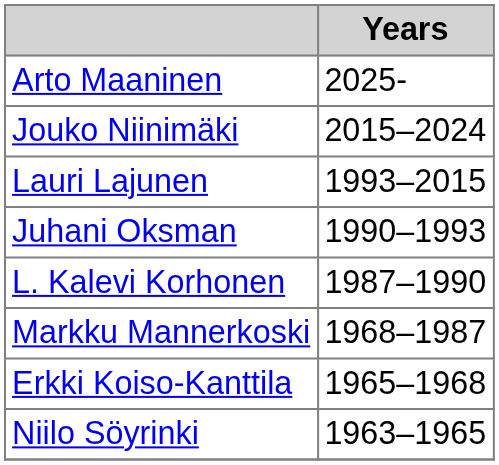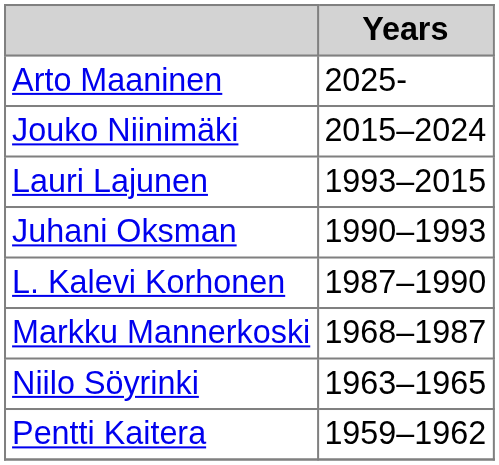- row: (152, 383)
+ row: (109, 433)
